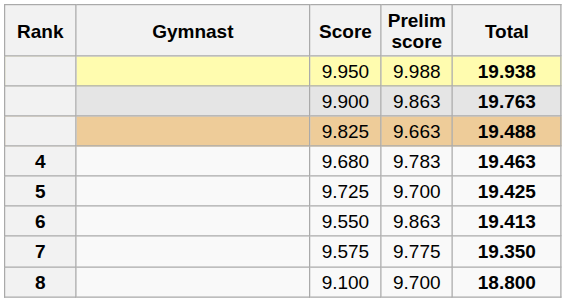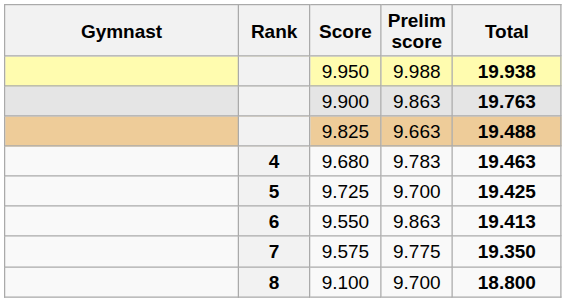columns swapped: (40, 30) <-> (193, 30)
